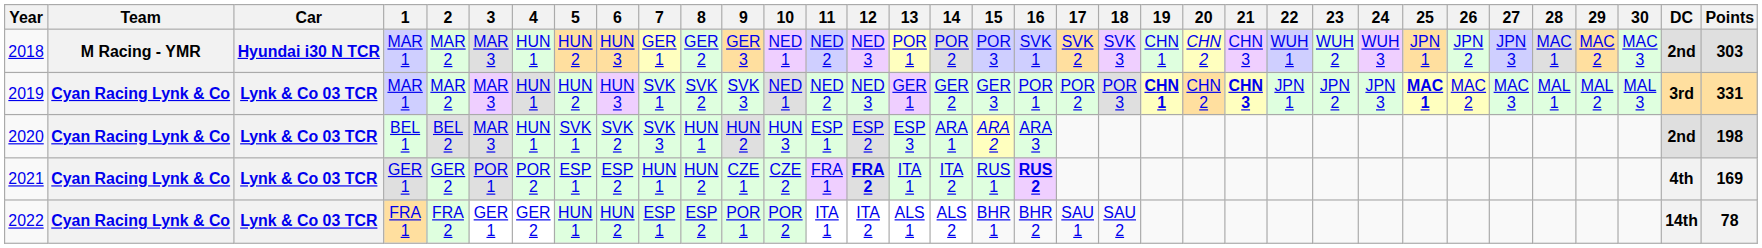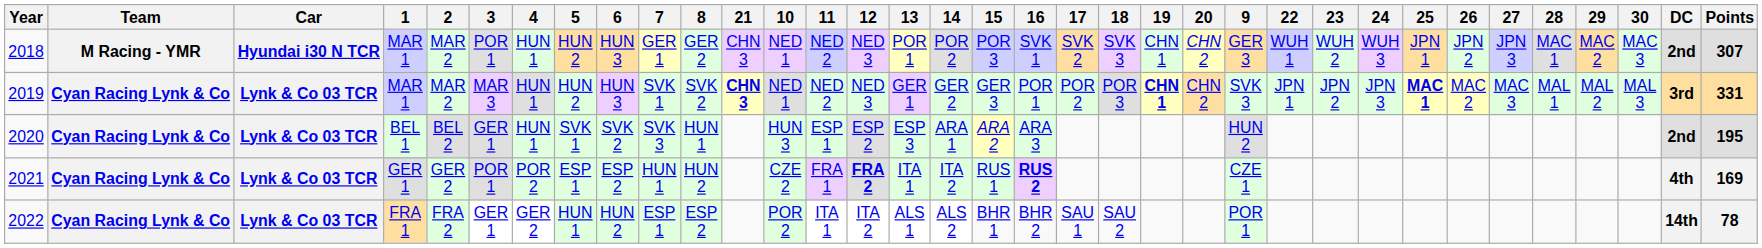columns swapped: (743, 17) <-> (1246, 17)
(491, 51) MAR 3 -> (491, 51) POR 1
(1730, 51) 303 -> (1730, 51) 307
(491, 136) MAR 3 -> (491, 136) GER 1
(1730, 136) 198 -> (1730, 136) 195
